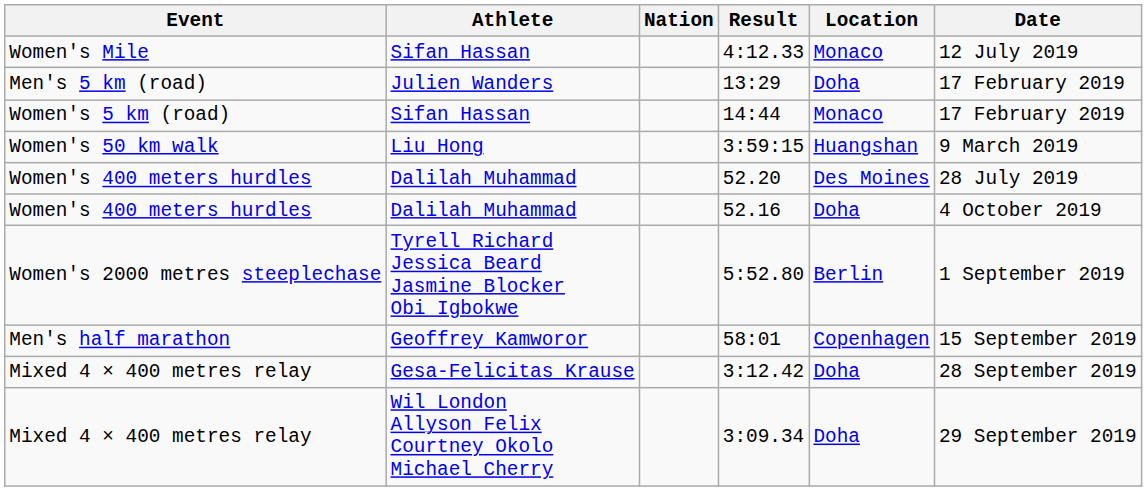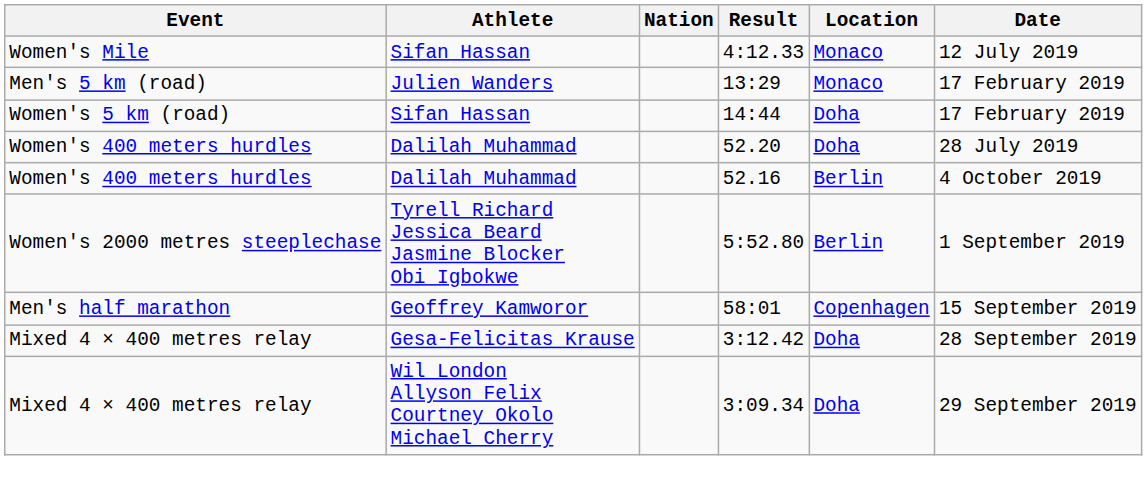(837, 84) Doha -> (848, 84) Monaco
(848, 115) Monaco -> (837, 115) Doha
- row: (764, 147)
(872, 178) Des Moines -> (837, 147) Doha
(837, 210) Doha -> (848, 178) Berlin
